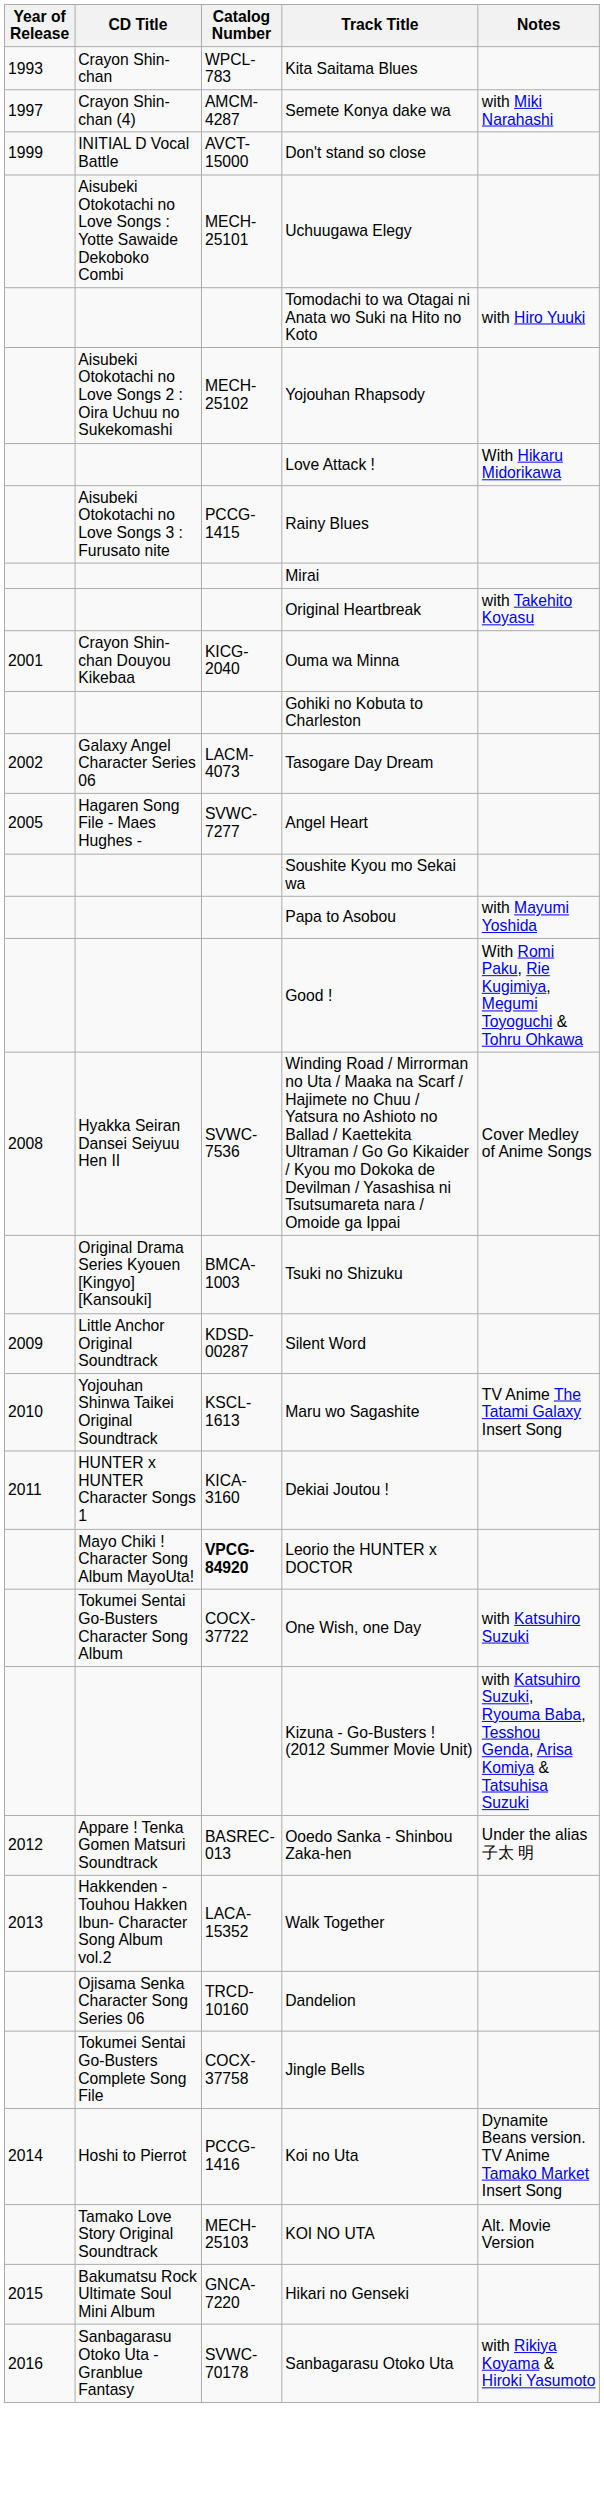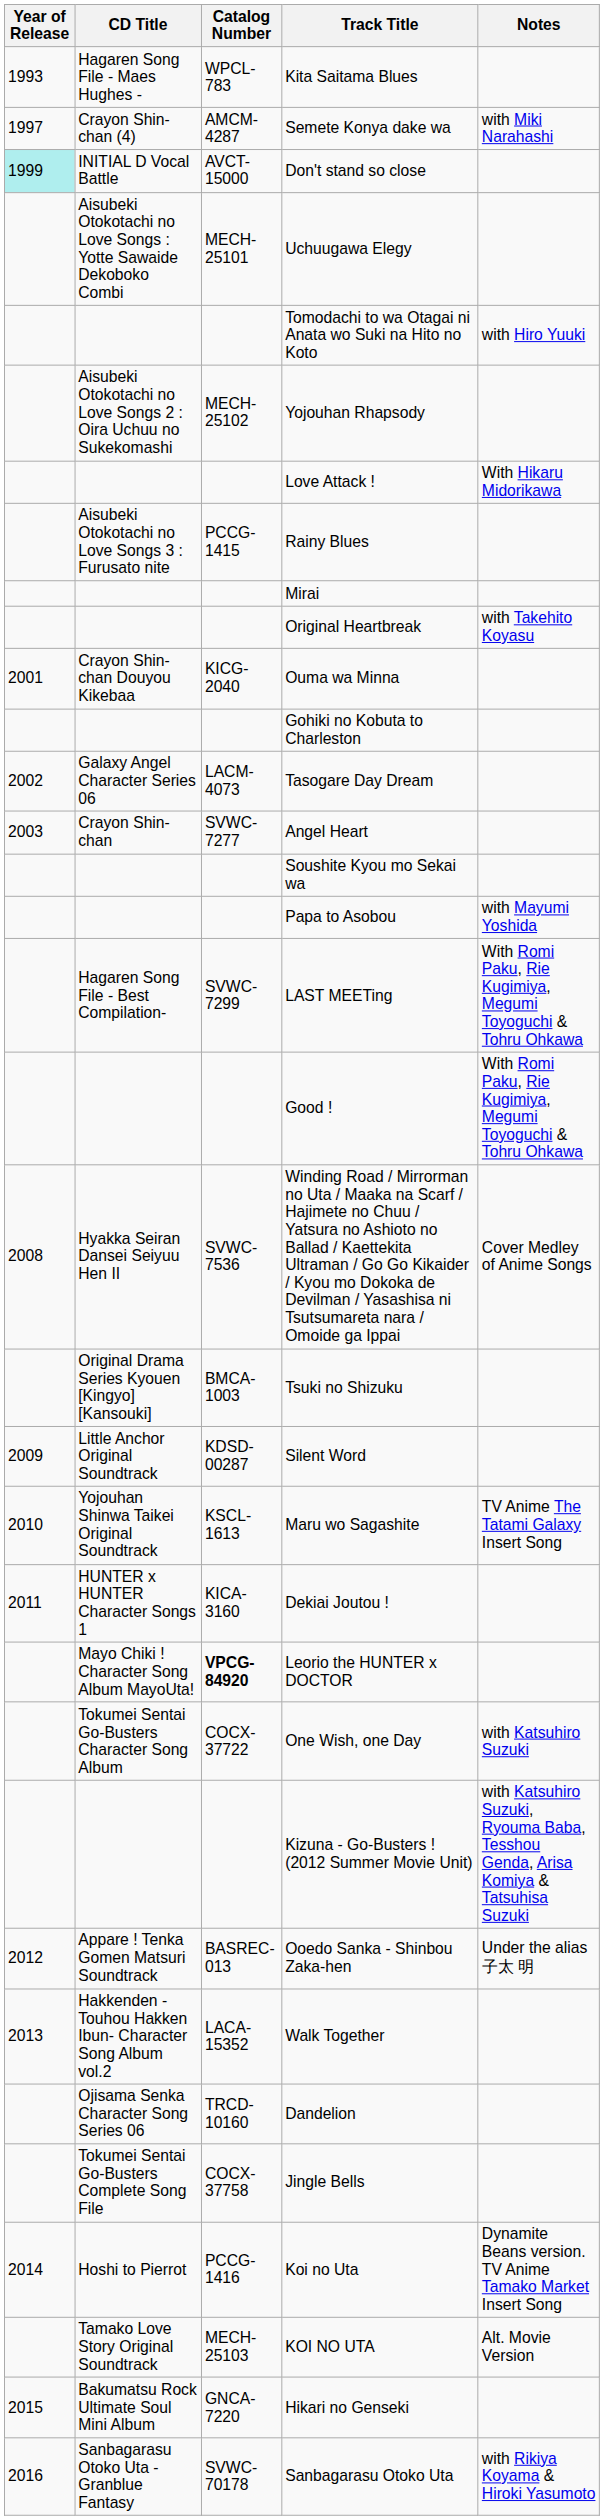(124, 68) Crayon Shin-chan -> (129, 77) Hagaren Song File - Maes Hughes -
(26, 153) no background -> (26, 170) paleturquoise background
(26, 823) 2005 -> (26, 832) 2003
(129, 823) Hagaren Song File - Maes Hughes - -> (124, 832) Crayon Shin-chan
+ row: (339, 995)
